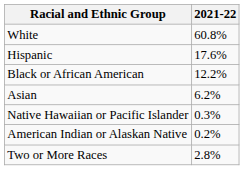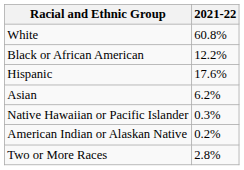rows swapped: (30, 54) <-> (76, 74)
